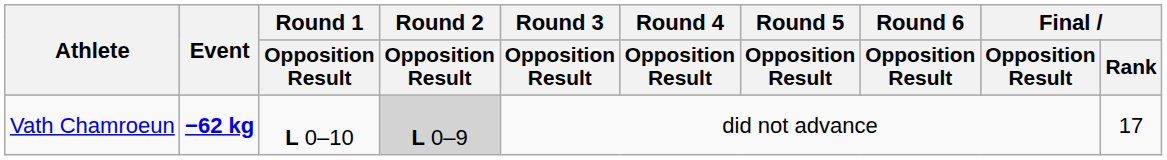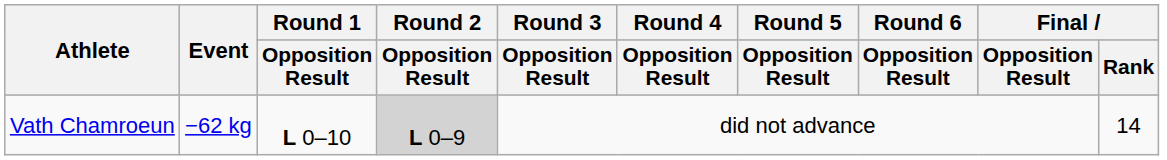(220, 125) bold -> (218, 125) normal
(1131, 125) 17 -> (1129, 125) 14
